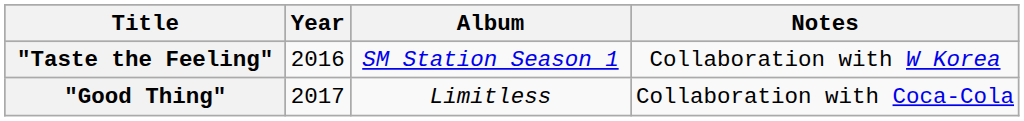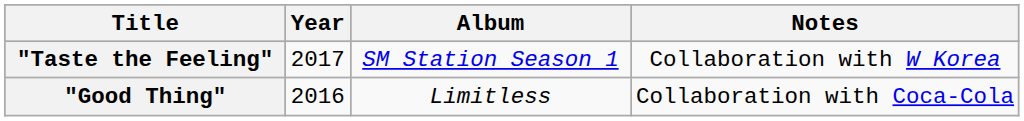(318, 60) 2016 -> (318, 60) 2017
(318, 97) 2017 -> (318, 97) 2016
